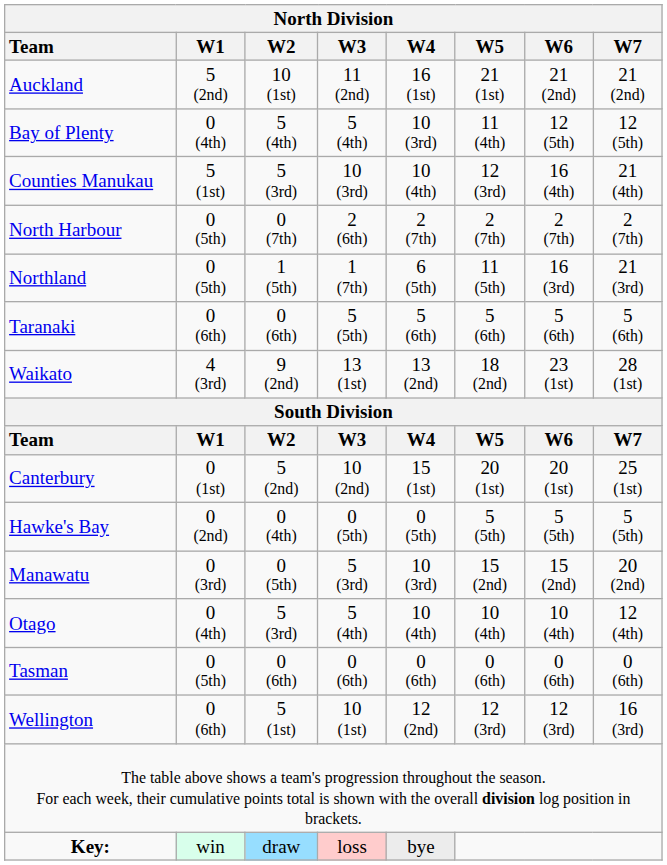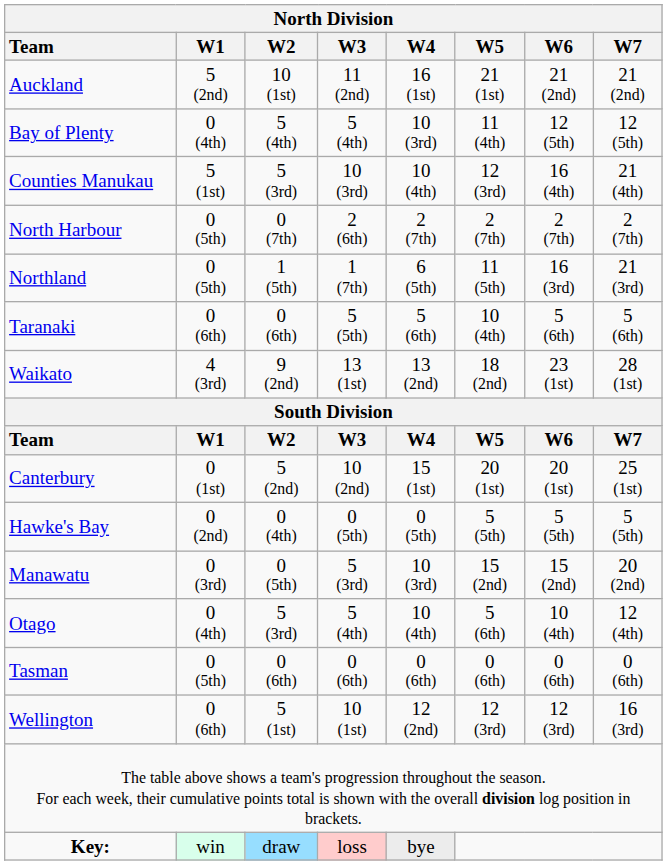(490, 325) 5 (6th) -> (490, 325) 10 (4th)
(490, 623) 10 (4th) -> (490, 623) 5 (6th)
